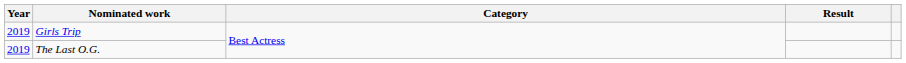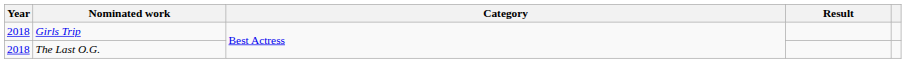(18, 31) 2019 -> (18, 31) 2018
(18, 49) 2019 -> (18, 49) 2018
